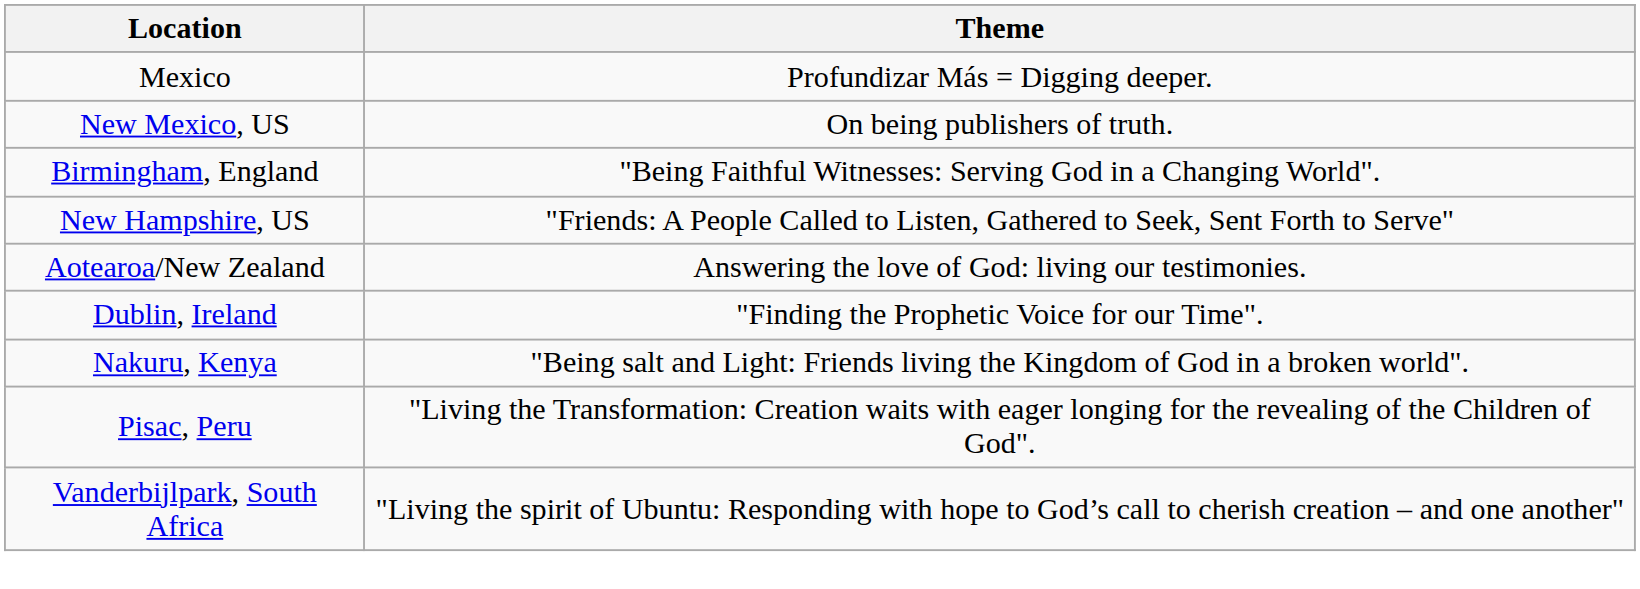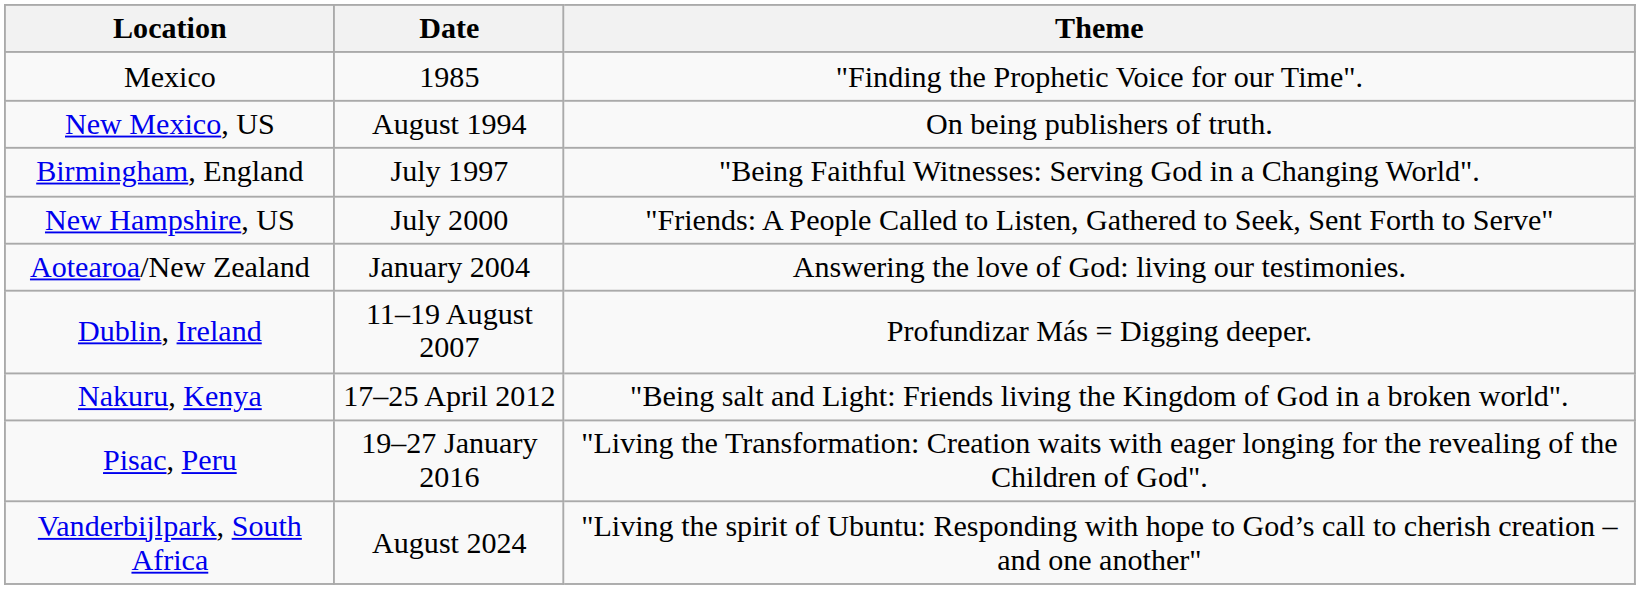+ column: (449, 28)
(1000, 76) Profundizar Más = Digging deeper. -> (1099, 76) "Finding the Prophetic Voice for our Time".
(1000, 314) "Finding the Prophetic Voice for our Time". -> (1099, 331) Profundizar Más = Digging deeper.
